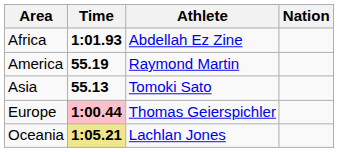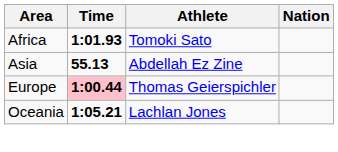(186, 40) Abdellah Ez Zine -> (170, 40) Tomoki Sato
- row: (36, 64)
(170, 87) Tomoki Sato -> (186, 64) Abdellah Ez Zine
(96, 135) khaki background -> (96, 111) no background
